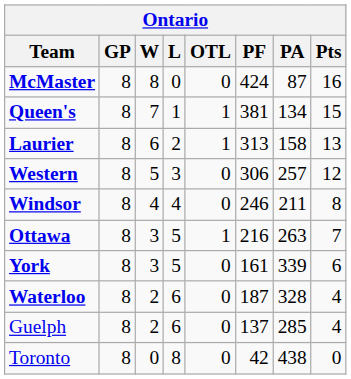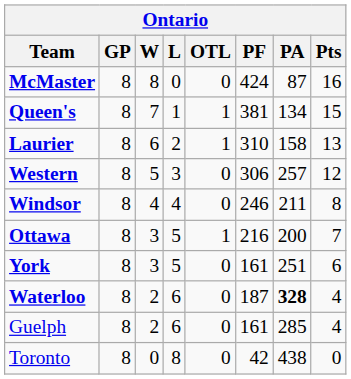(254, 143) 313 -> (254, 143) 310
(292, 235) 263 -> (292, 235) 200
(292, 265) 339 -> (292, 265) 251
(292, 296) normal -> (292, 296) bold
(254, 327) 137 -> (254, 327) 161
